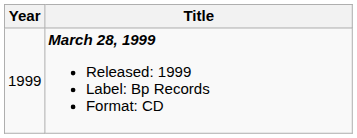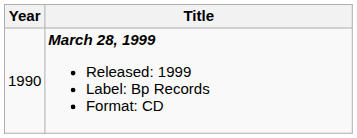(25, 80) 1999 -> (25, 80) 1990
